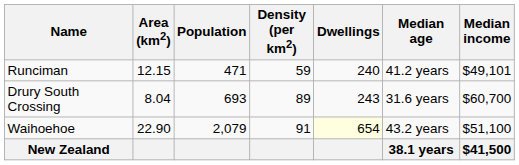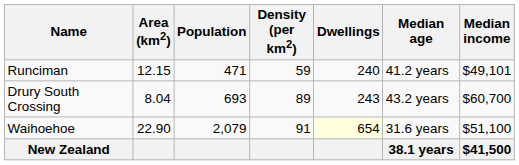(417, 99) 31.6 years -> (417, 99) 43.2 years
(417, 128) 43.2 years -> (417, 128) 31.6 years
